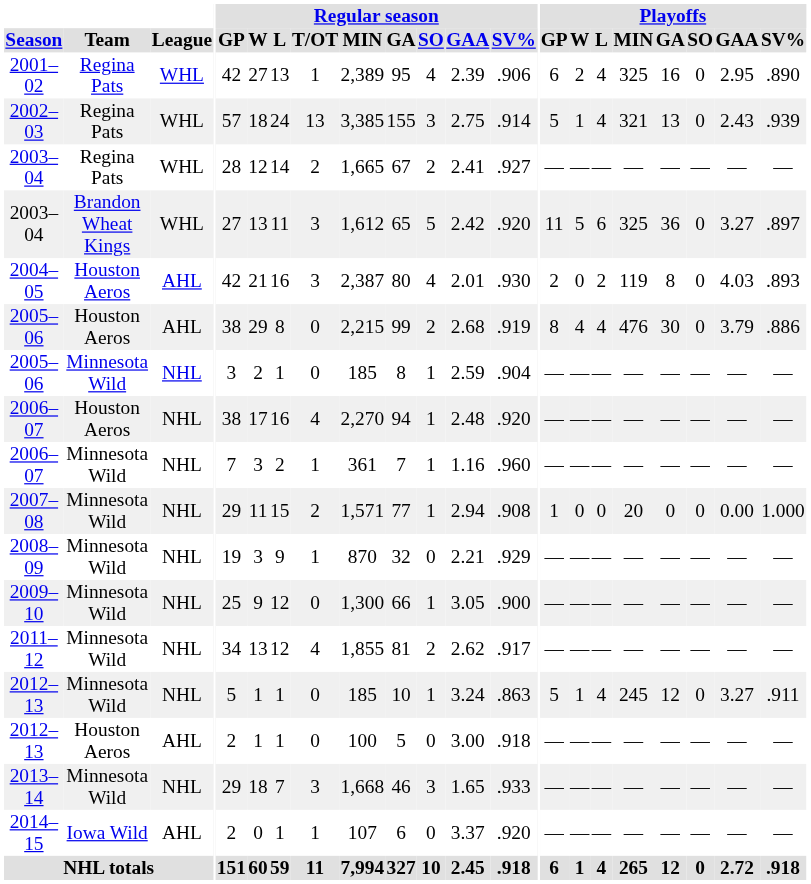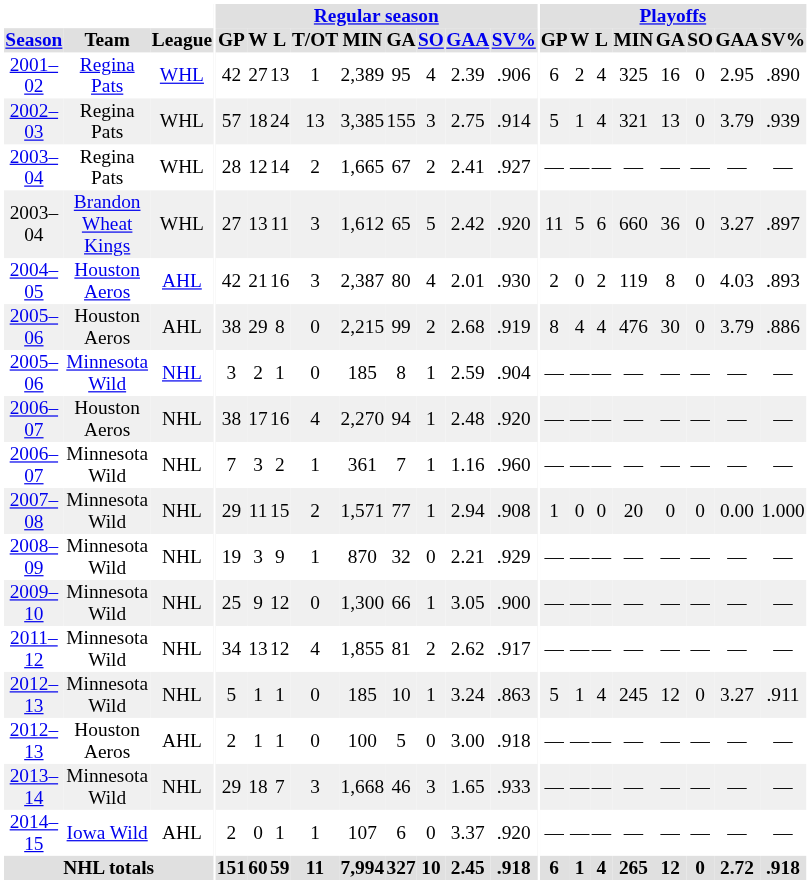(737, 121) 2.43 -> (737, 121) 3.79
(633, 224) 325 -> (633, 224) 660
